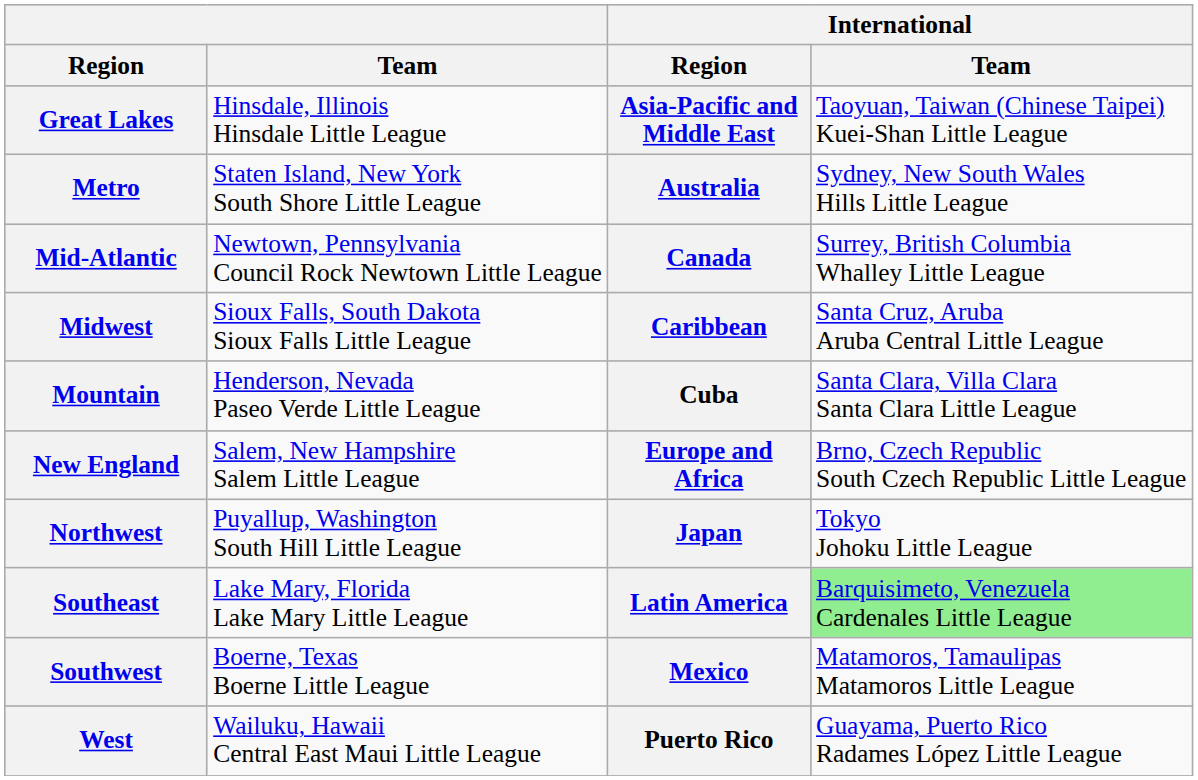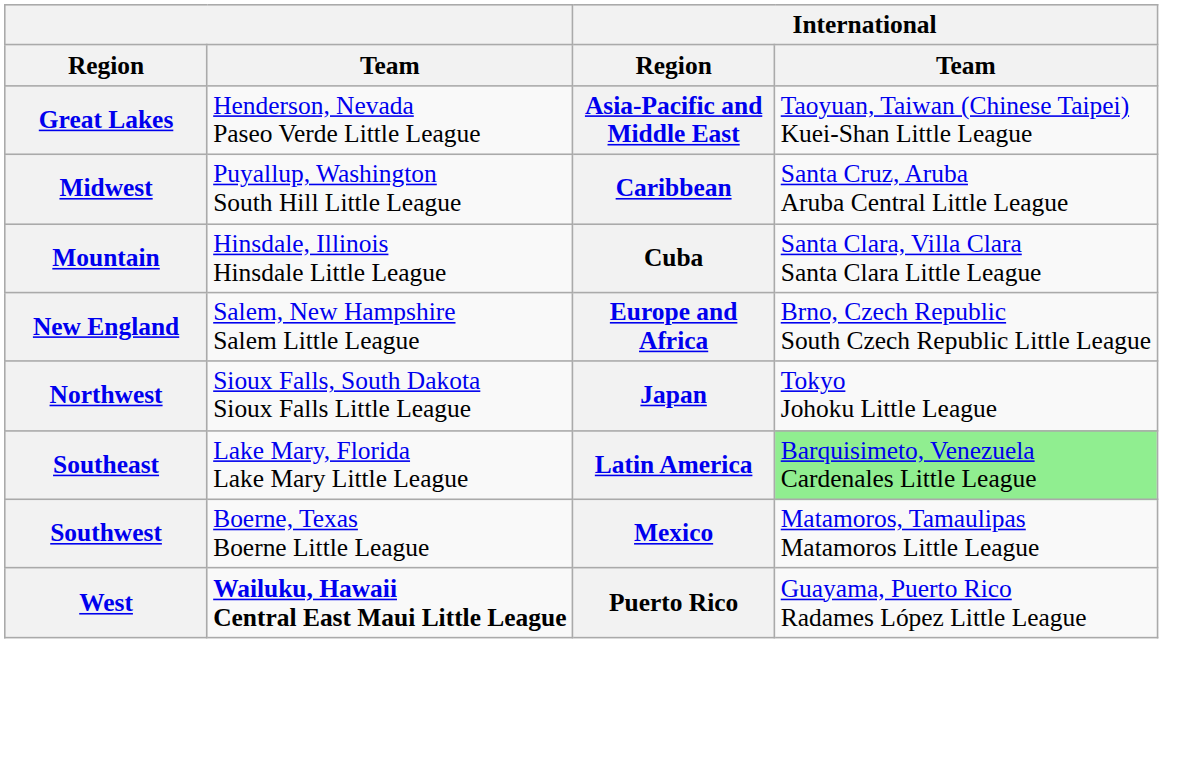(330, 119) Hinsdale, Illinois Hinsdale Little League -> (347, 119) Henderson, Nevada Paseo Verde Little League
- row: (106, 188)
- row: (106, 257)
(347, 326) Sioux Falls, South Dakota Sioux Falls Little League -> (337, 188) Puyallup, Washington South Hill Little League
(347, 395) Henderson, Nevada Paseo Verde Little League -> (330, 257) Hinsdale, Illinois Hinsdale Little League
(337, 533) Puyallup, Washington South Hill Little League -> (347, 395) Sioux Falls, South Dakota Sioux Falls Little League
(377, 740) normal -> (390, 602) bold
